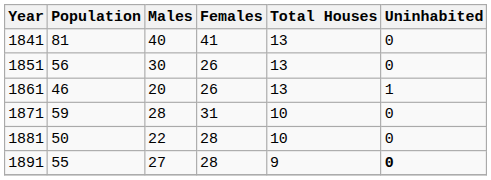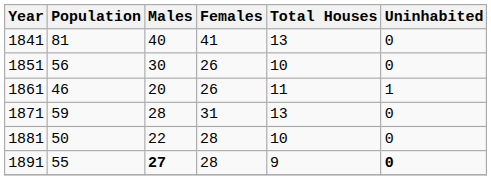(279, 65) 13 -> (279, 65) 10
(279, 90) 13 -> (279, 90) 11
(279, 114) 10 -> (279, 114) 13
(157, 163) normal -> (157, 163) bold
